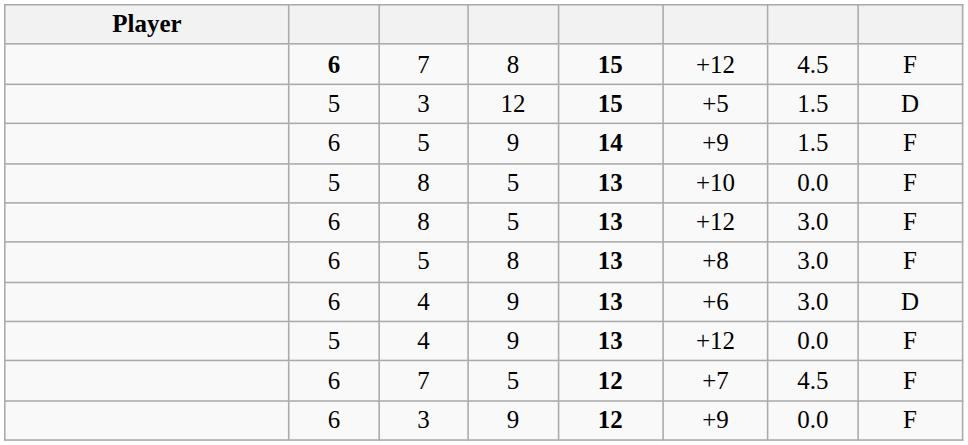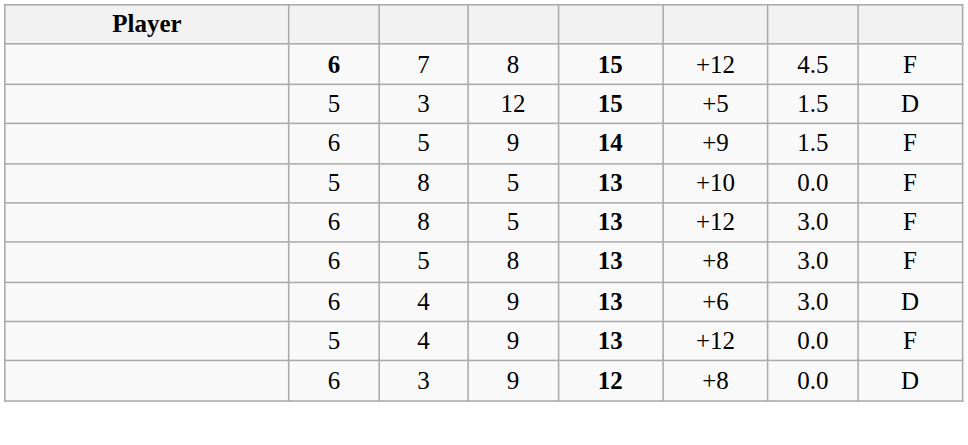- row: (424, 380)
(715, 420) +9 -> (715, 380) +8
(910, 420) F -> (910, 380) D
